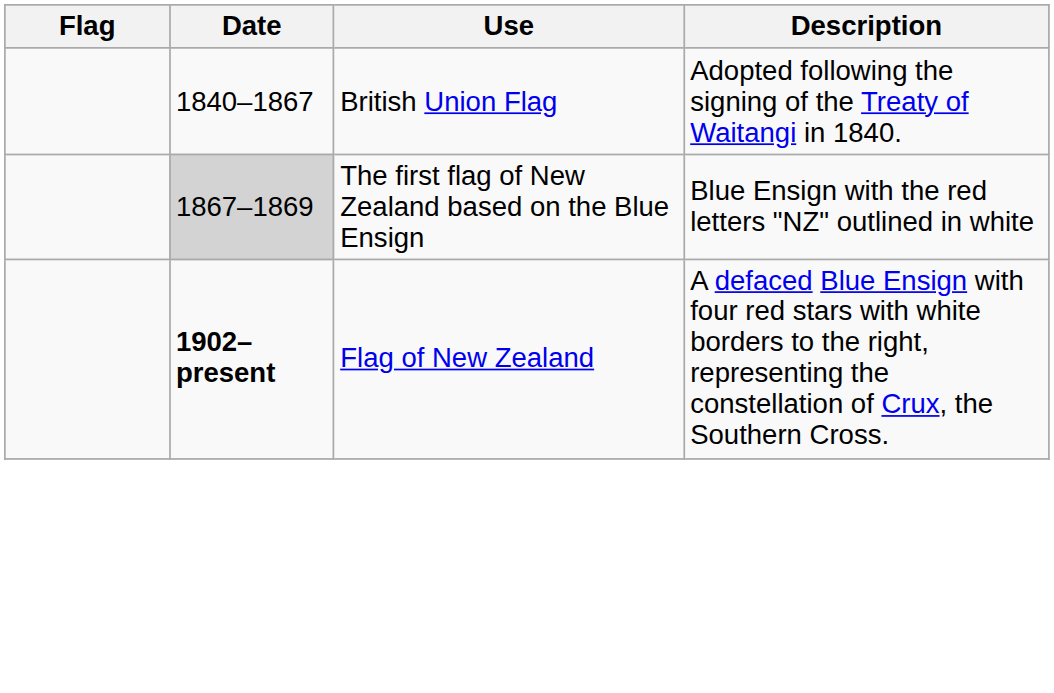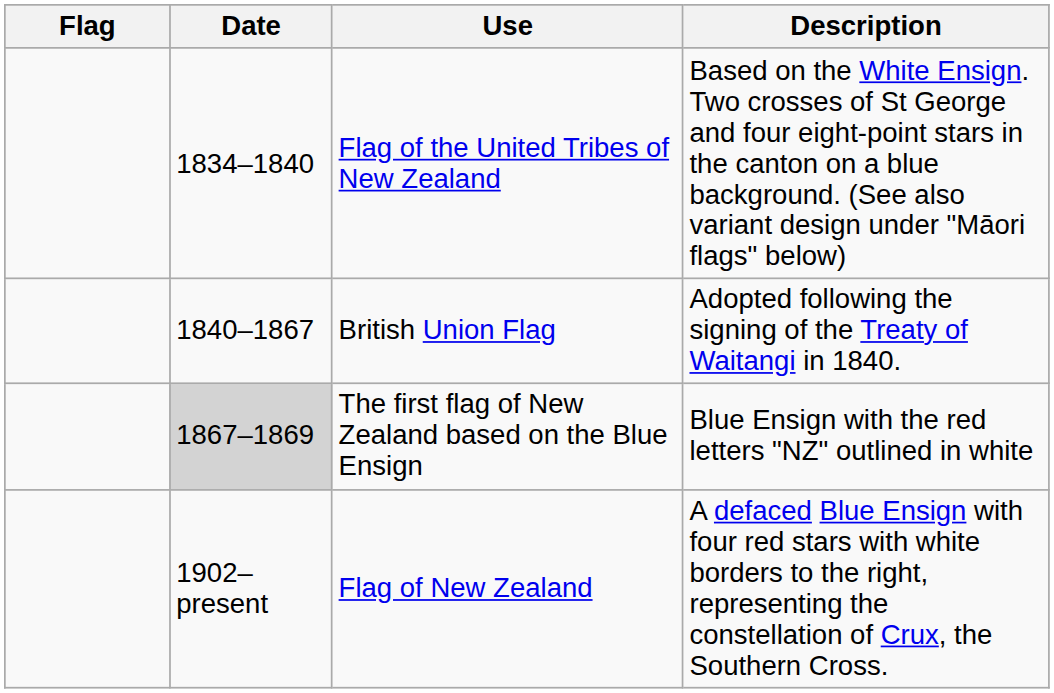+ row: (504, 162)
(226, 358) bold -> (222, 587) normal
